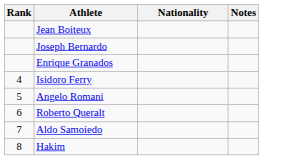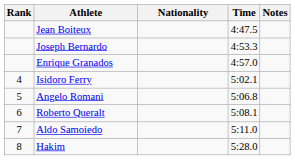+ column: (244, 12)
